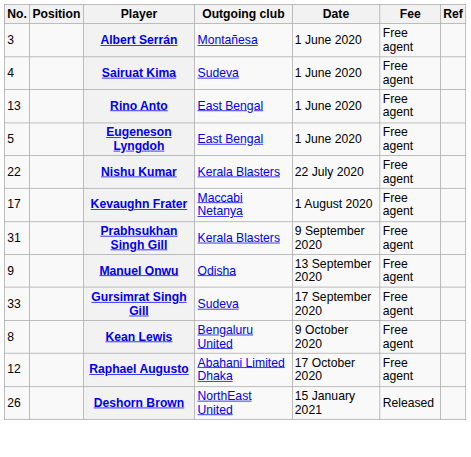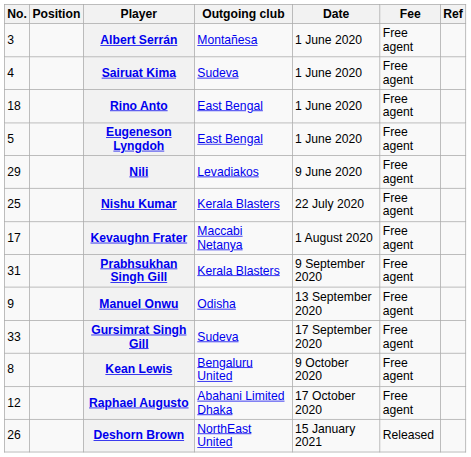(14, 106) 13 -> (14, 106) 18
+ row: (139, 172)
(14, 172) 22 -> (14, 205) 25
